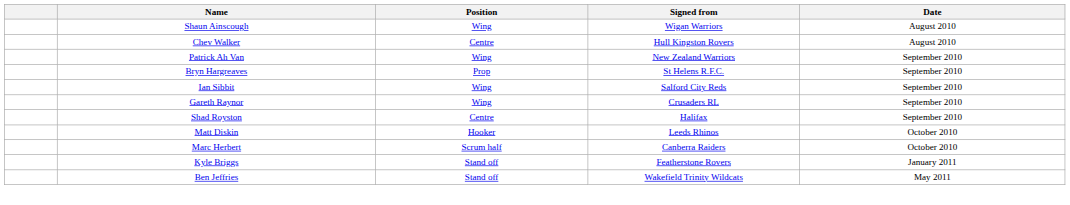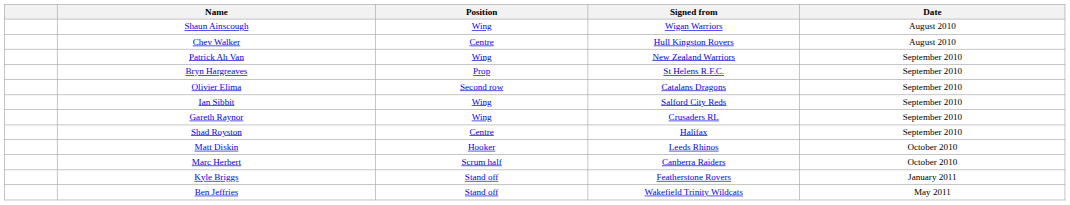+ row: (216, 86)
